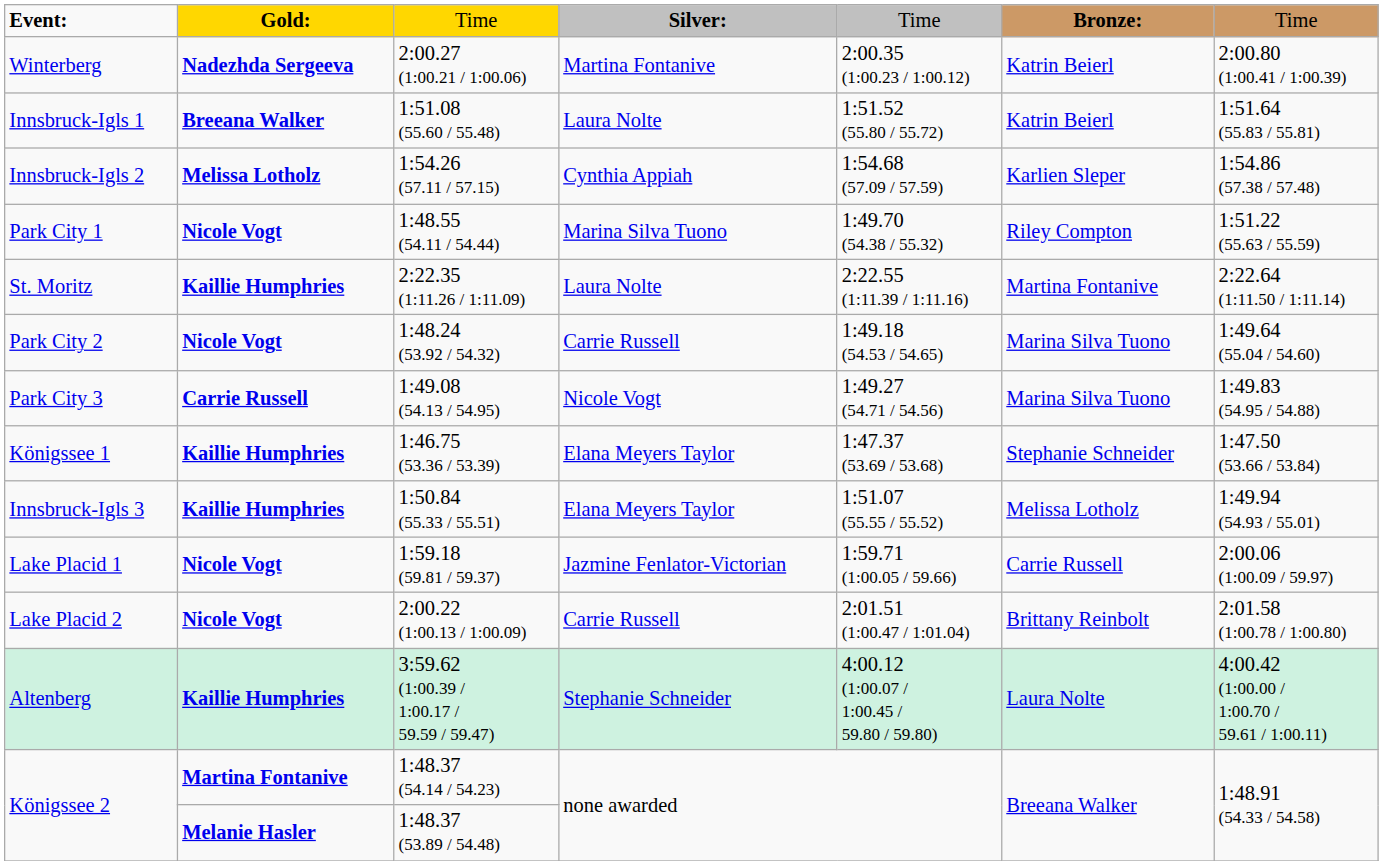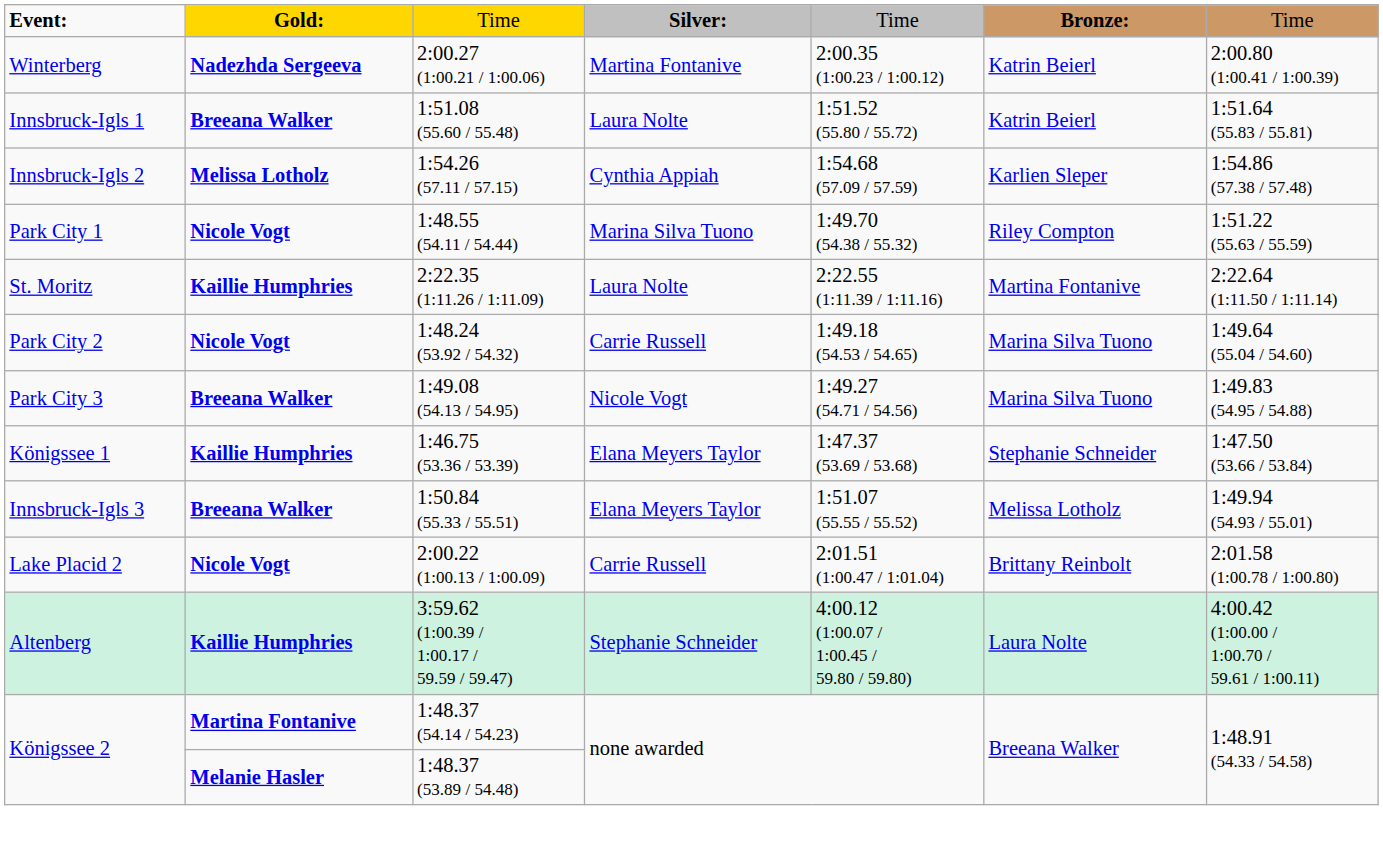(245, 397) Carrie Russell -> (261, 397) Breeana Walker
(263, 508) Kaillie Humphries -> (261, 508) Breeana Walker
- row: (66, 564)
